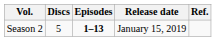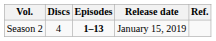(59, 28) 5 -> (59, 28) 4
